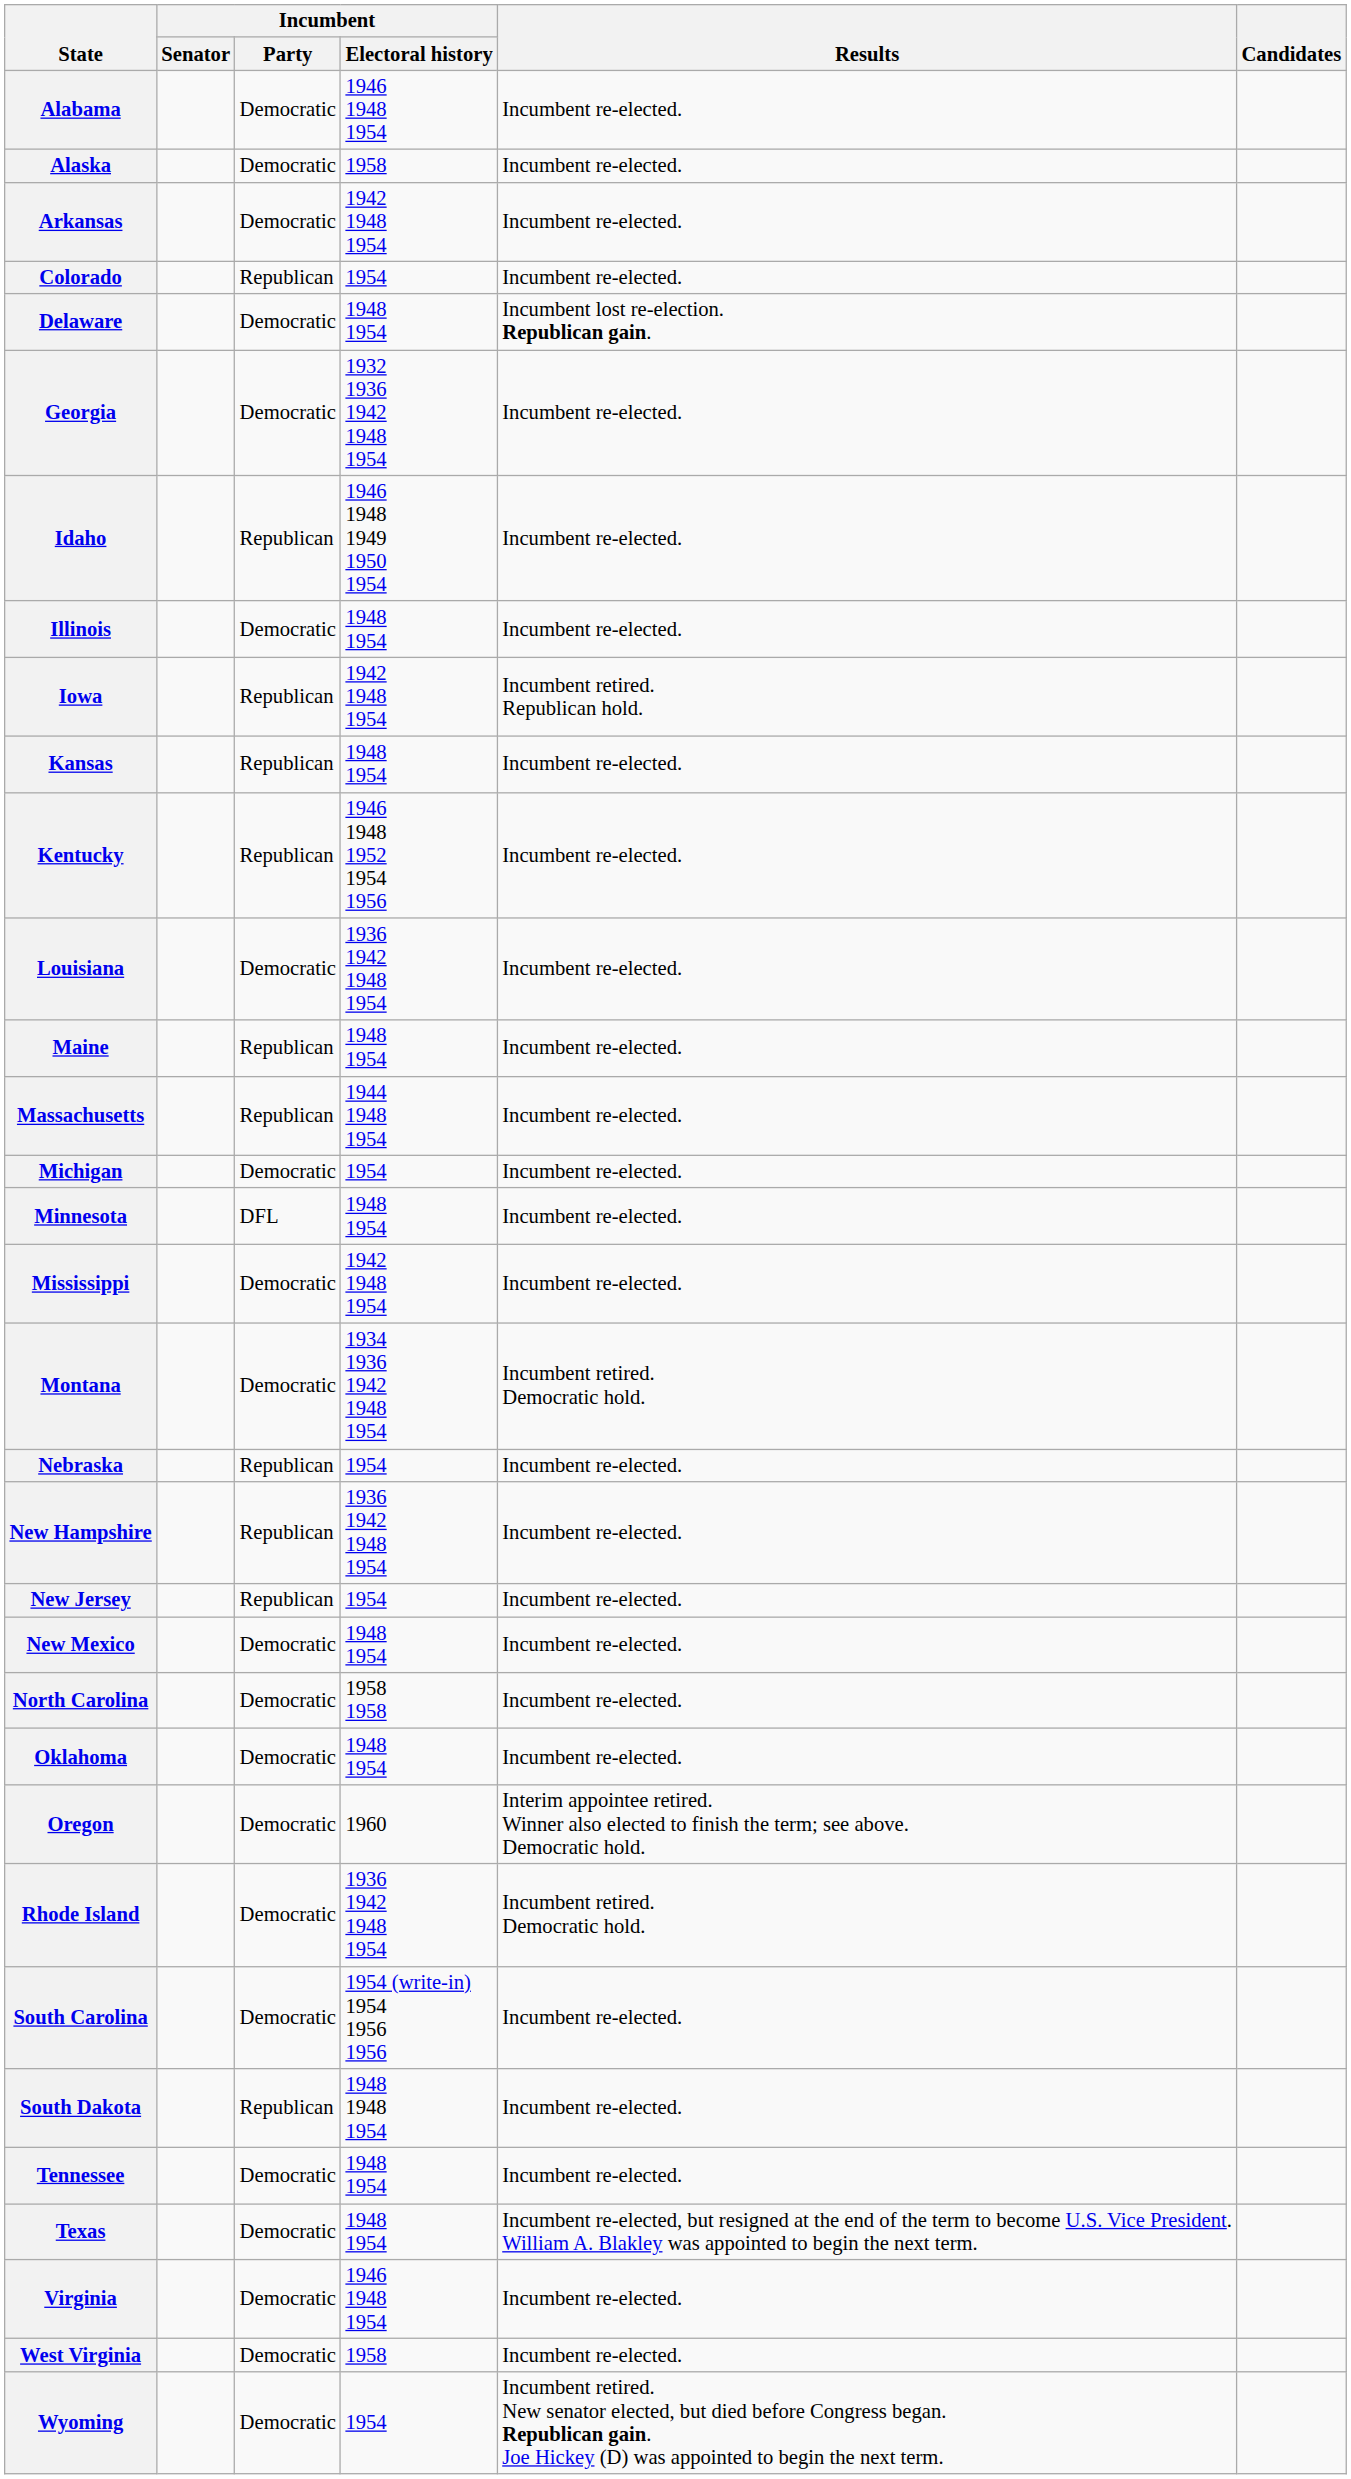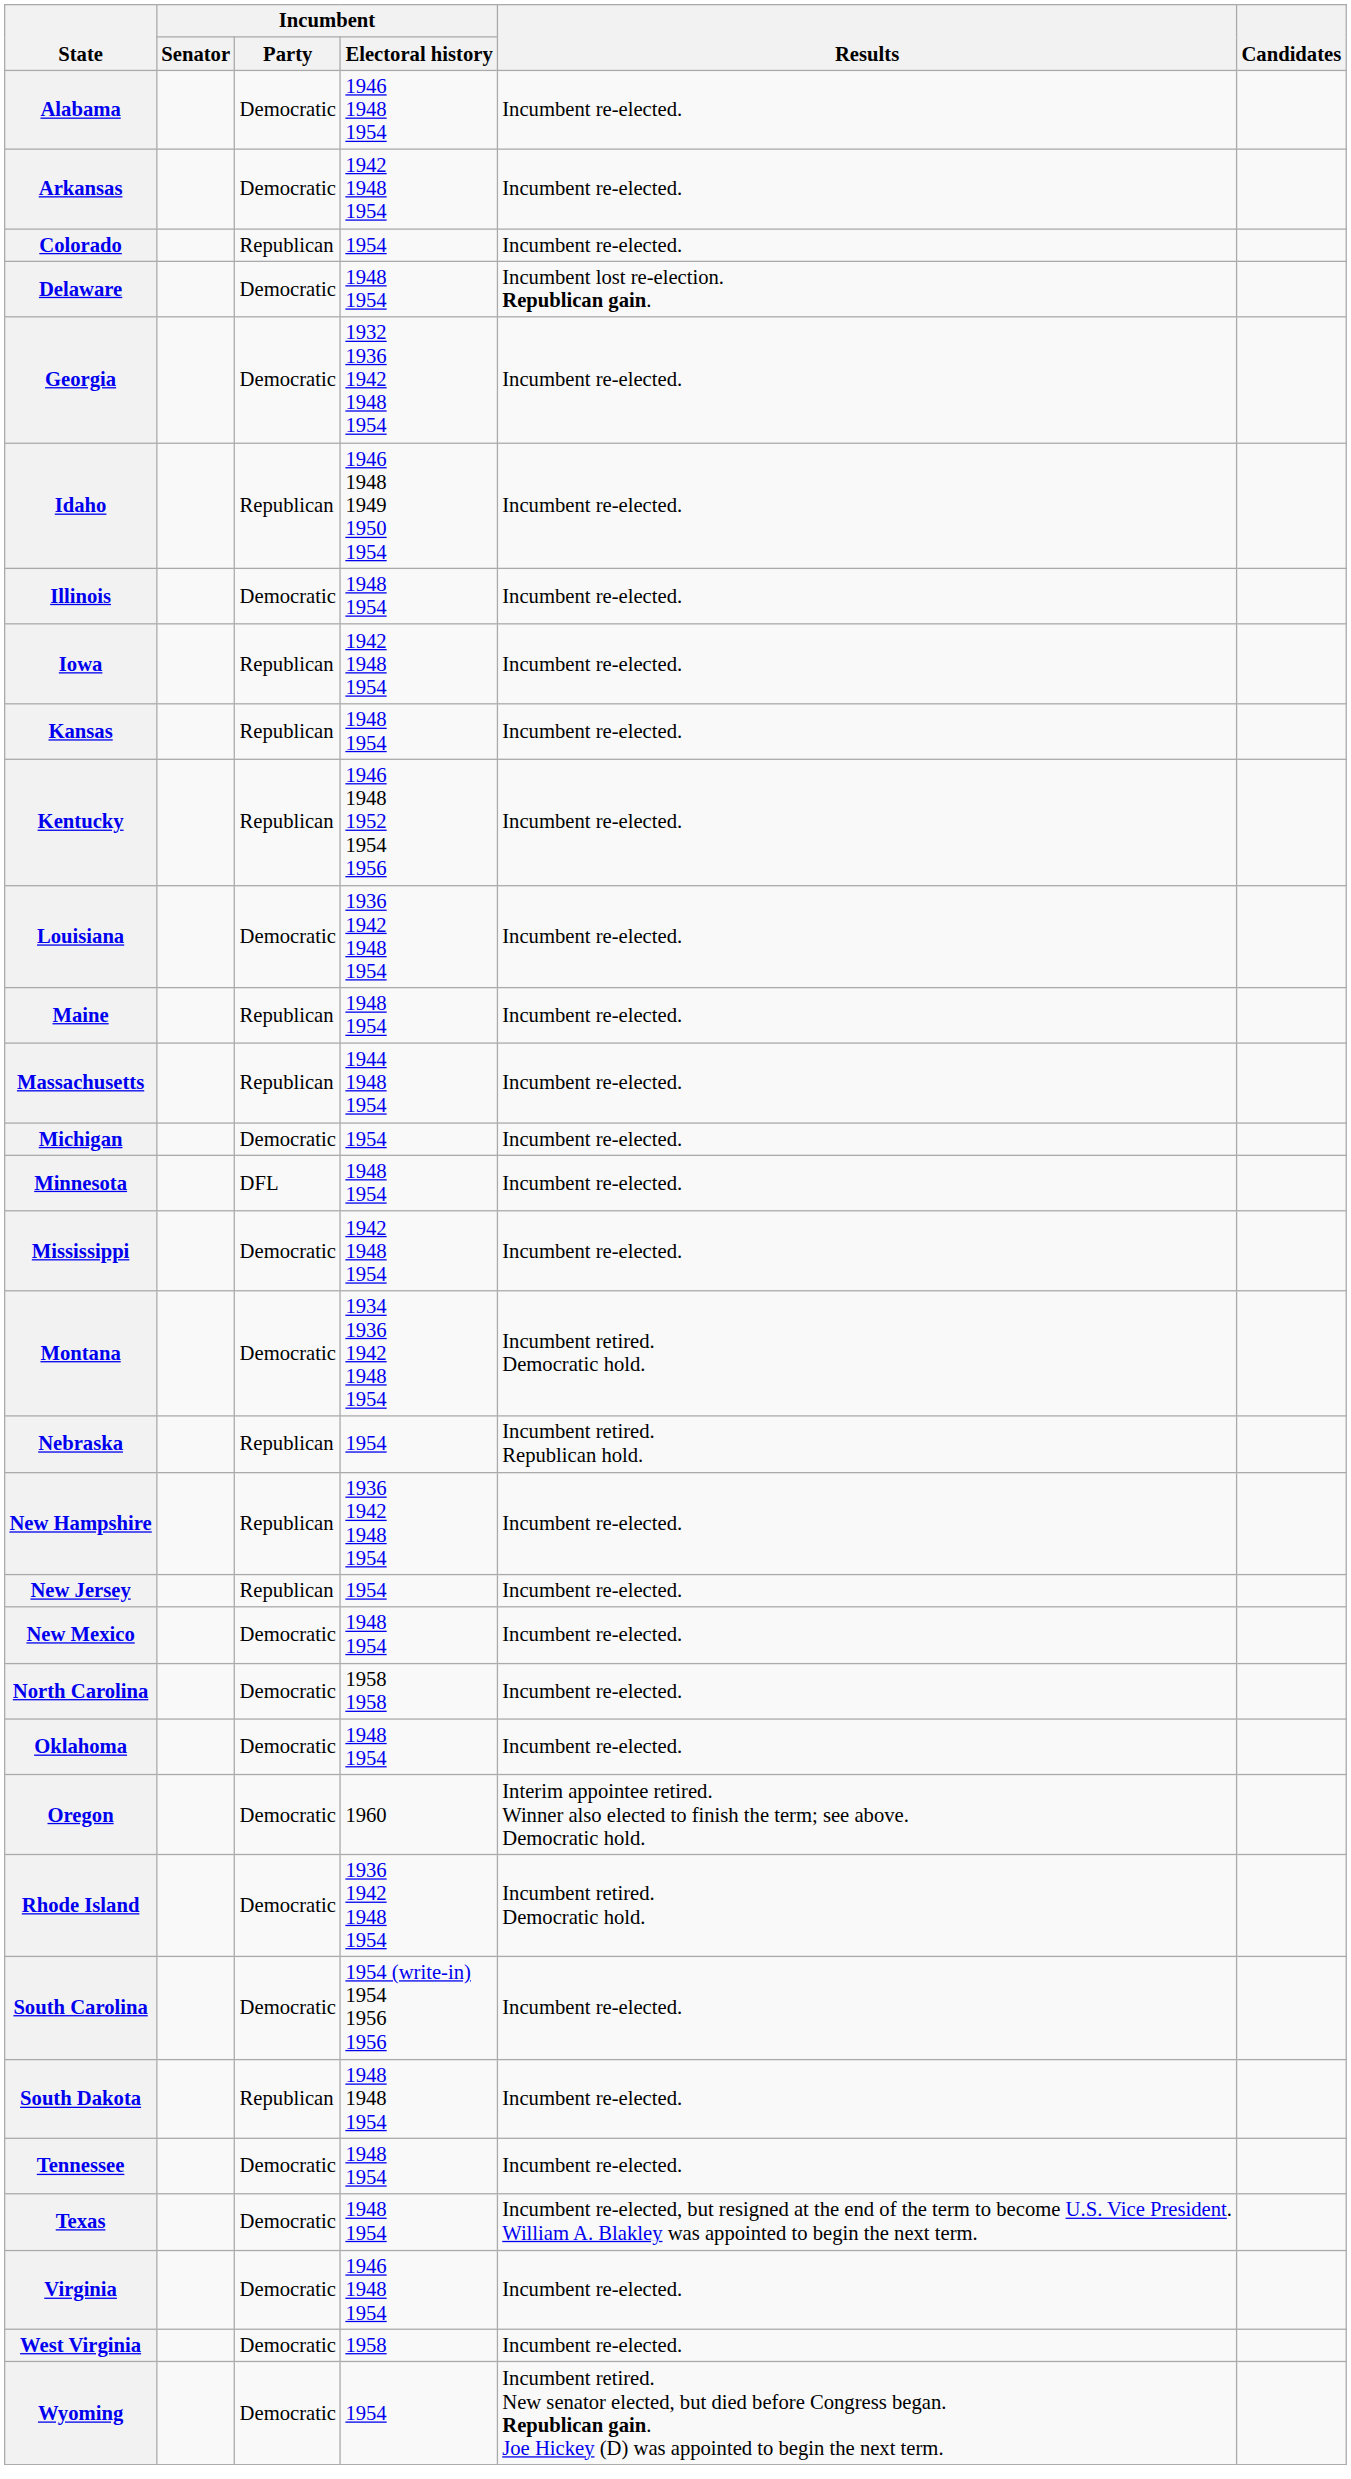- row: (81, 165)
(578, 696) Incumbent retired. Republican hold. -> (592, 663) Incumbent re-elected.
(592, 1465) Incumbent re-elected. -> (578, 1443) Incumbent retired. Republican hold.
